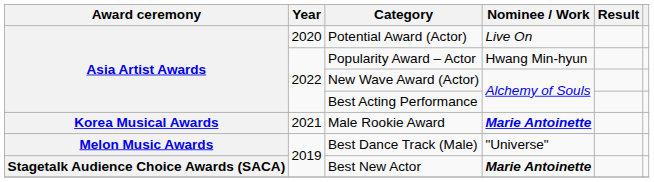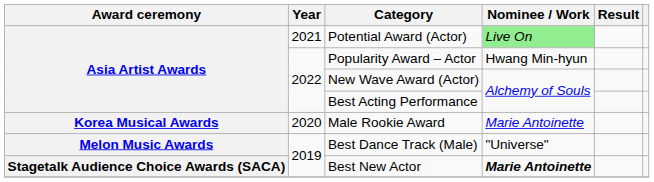(307, 36) 2020 -> (307, 36) 2021
(509, 36) no background -> (509, 36) lightgreen background
(307, 123) 2021 -> (307, 123) 2020
(538, 123) bold -> (535, 123) normal
